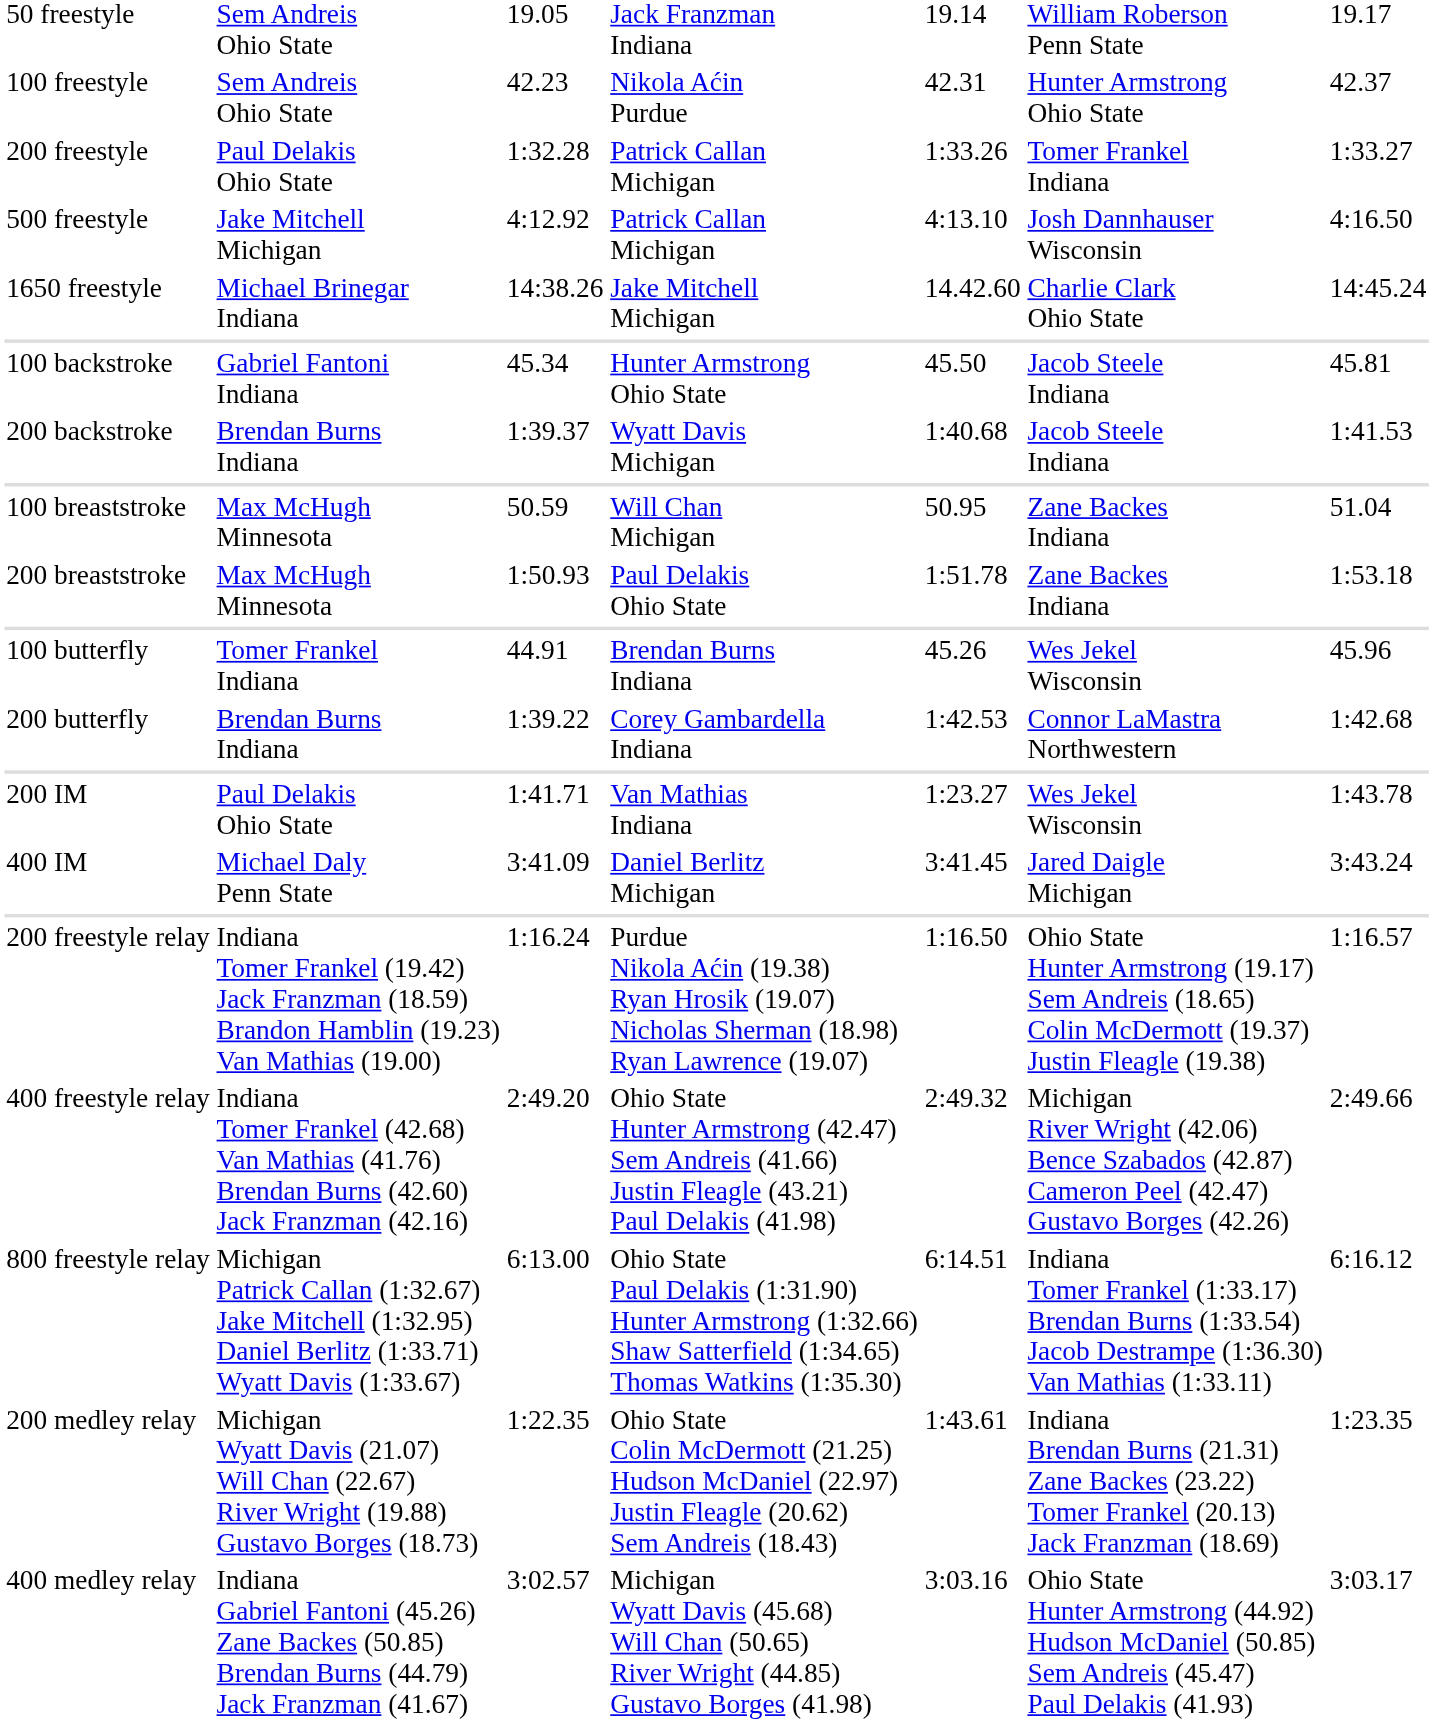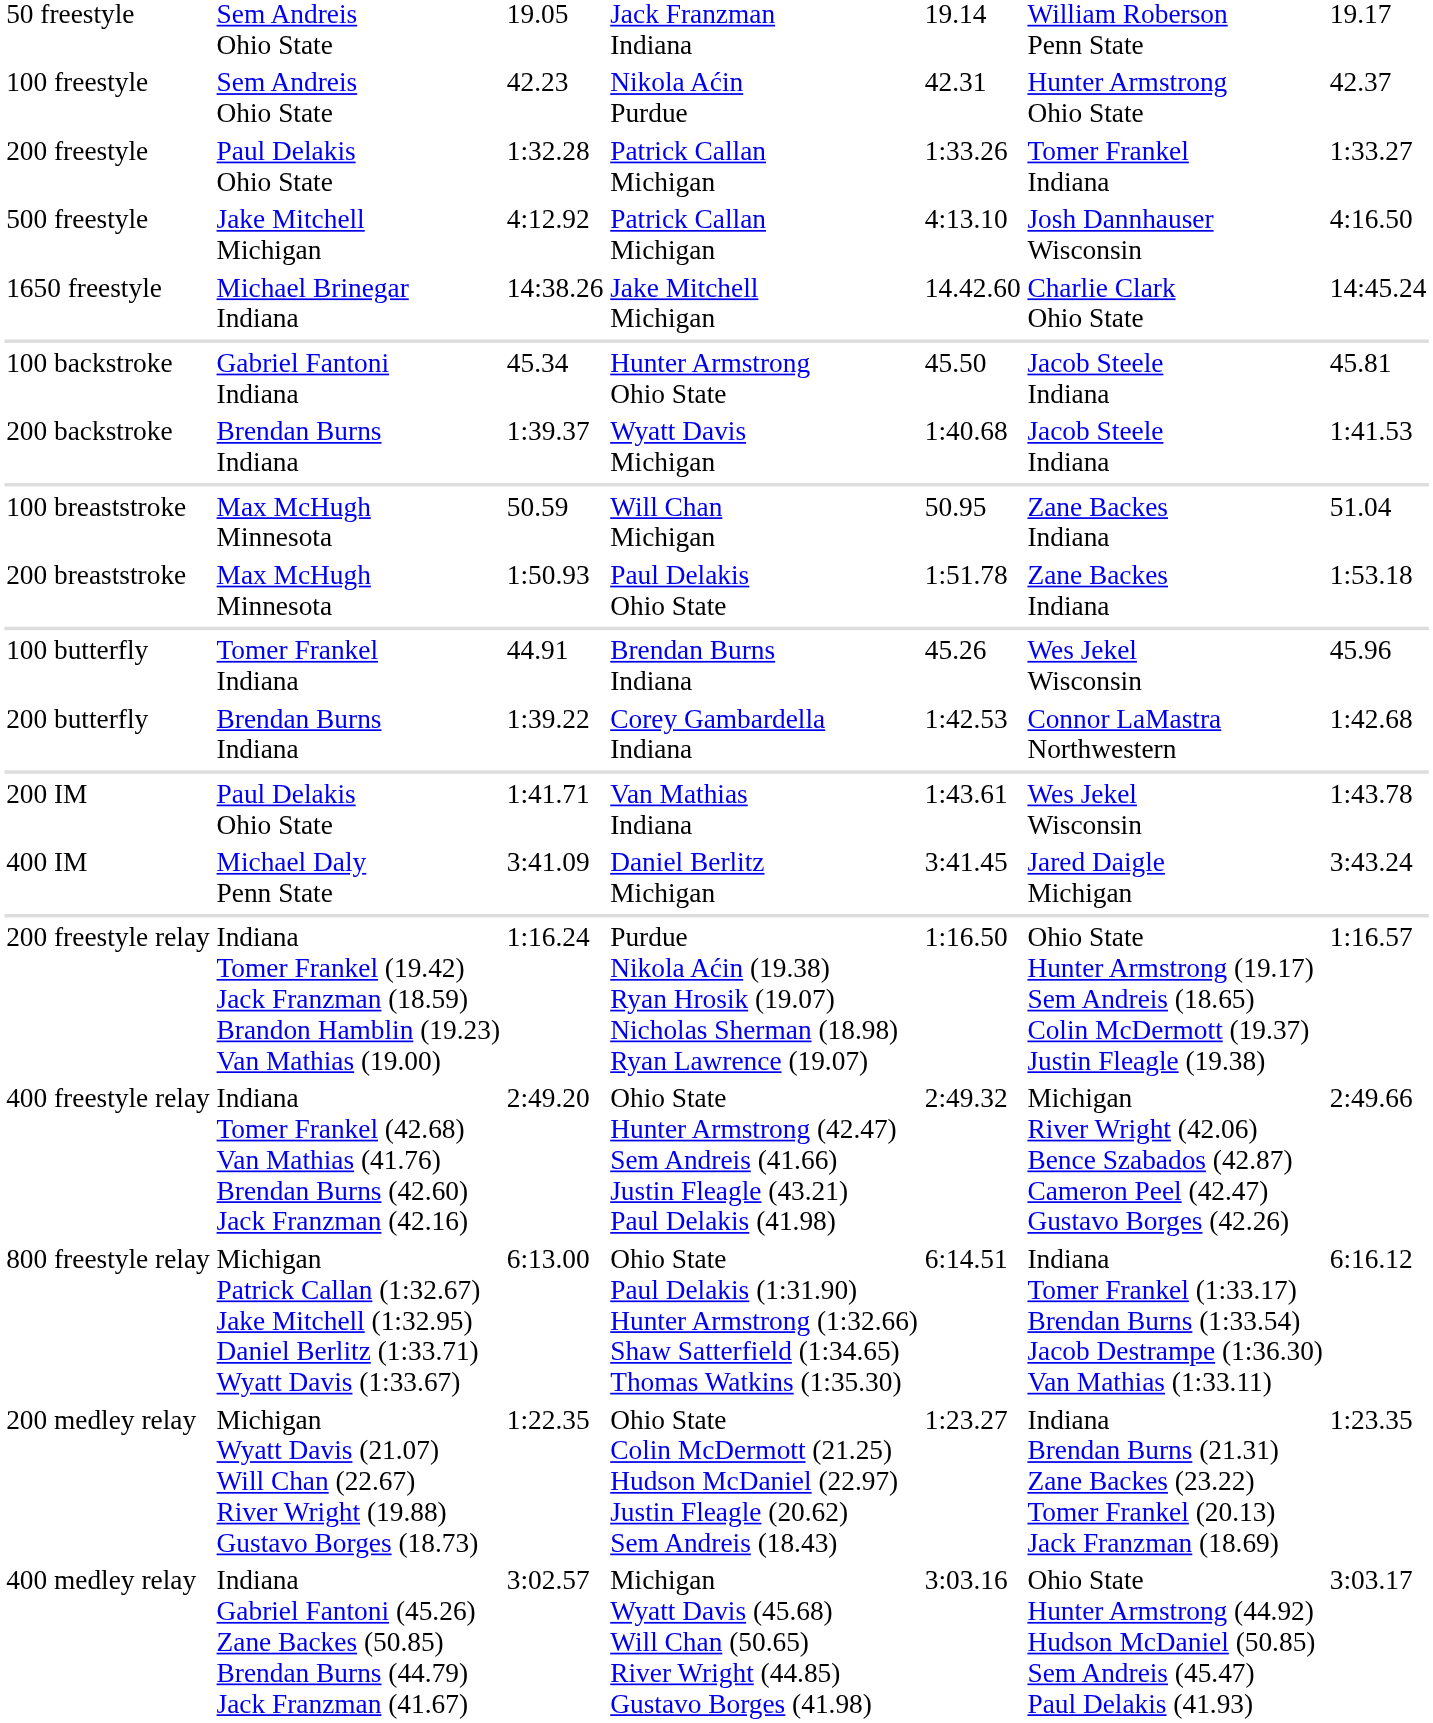(966, 793) 1:23.27 -> (966, 793) 1:43.61
(966, 1419) 1:43.61 -> (966, 1419) 1:23.27
